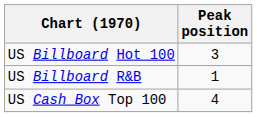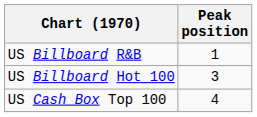rows swapped: (91, 55) <-> (75, 77)
